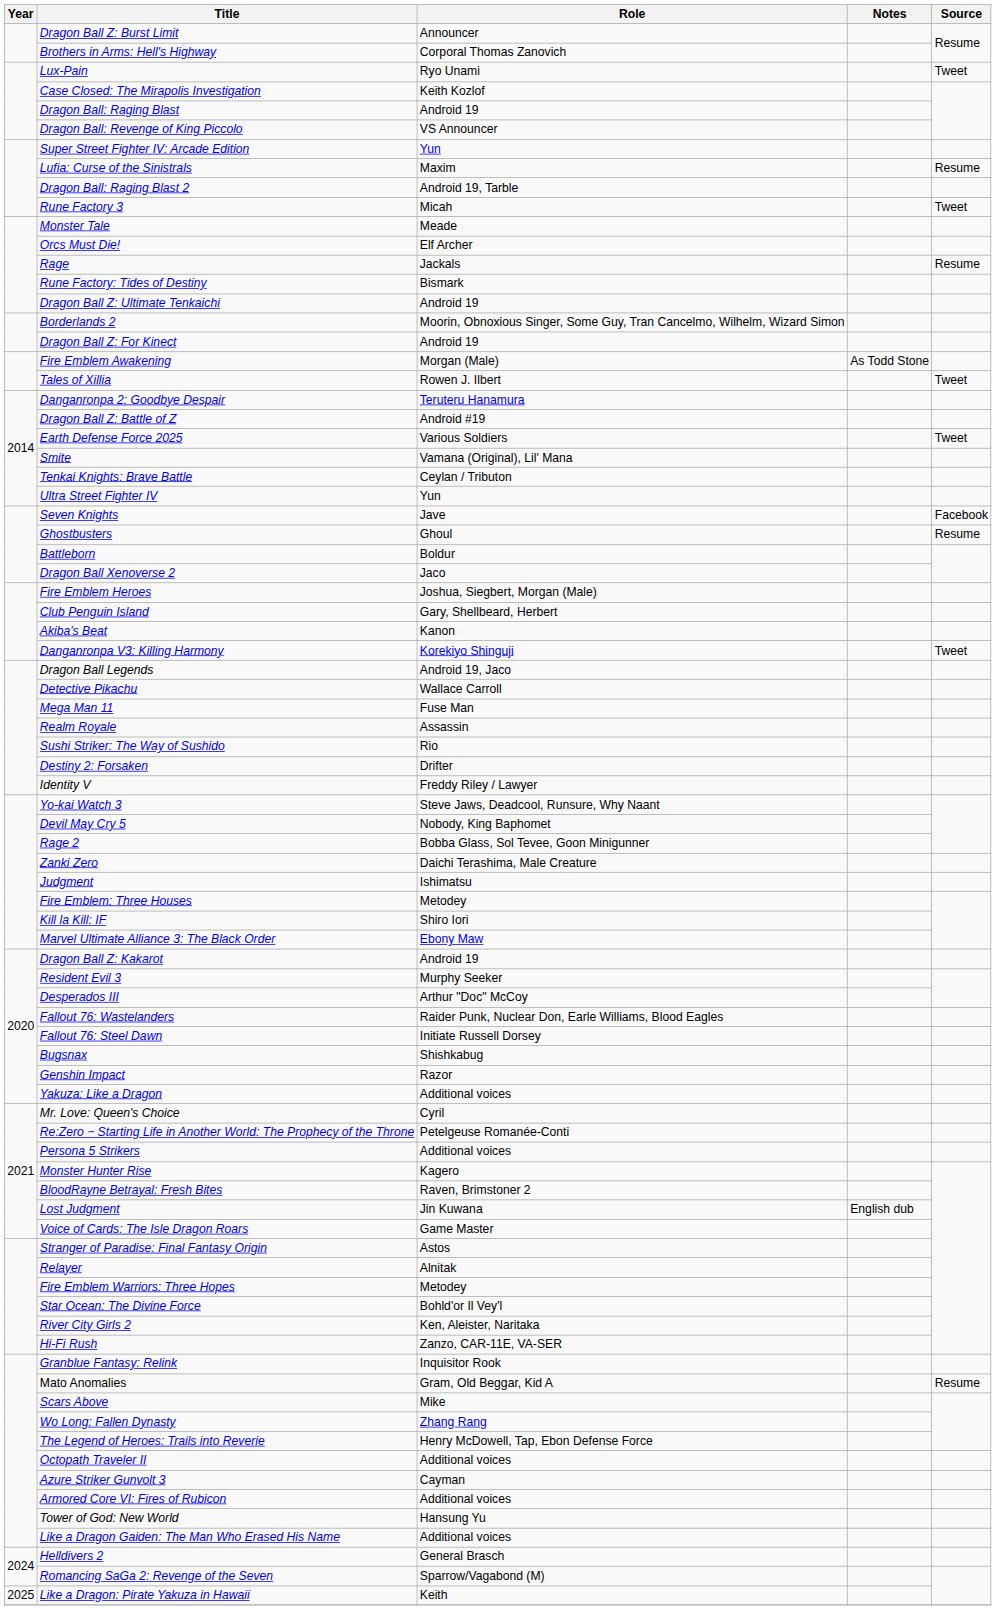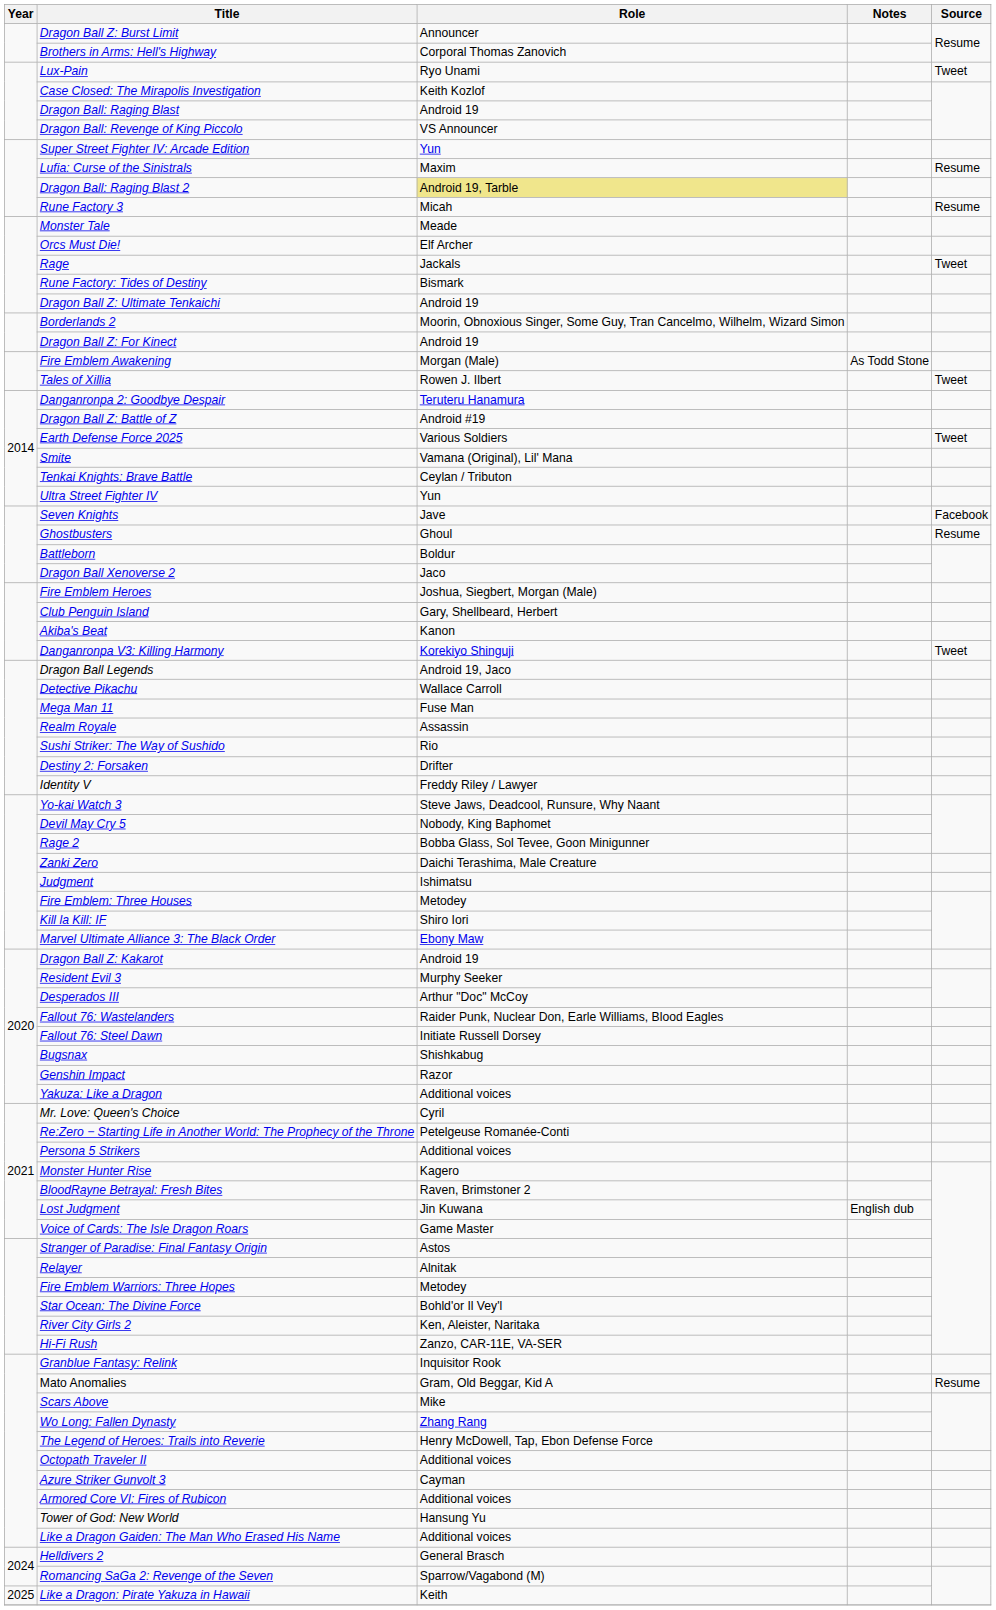(469, 187) no background -> (469, 187) khaki background
(951, 206) Tweet -> (957, 206) Resume
(957, 264) Resume -> (951, 264) Tweet
